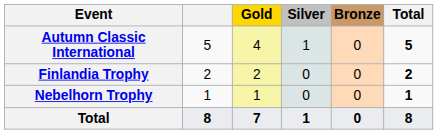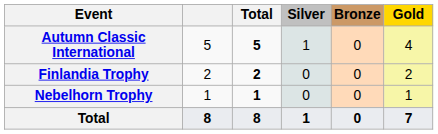columns swapped: (257, 15) <-> (408, 15)
